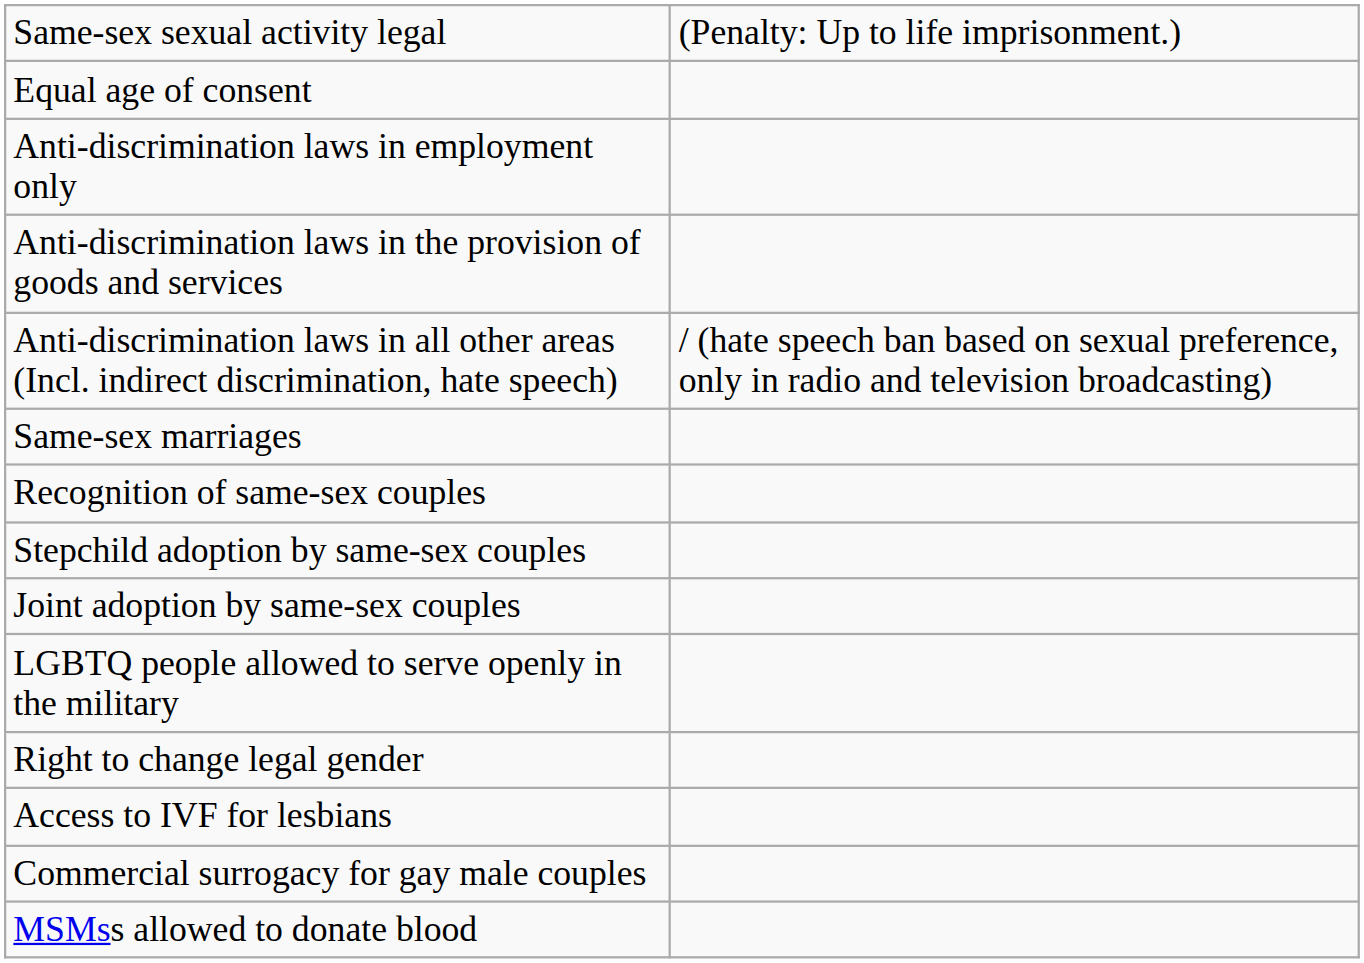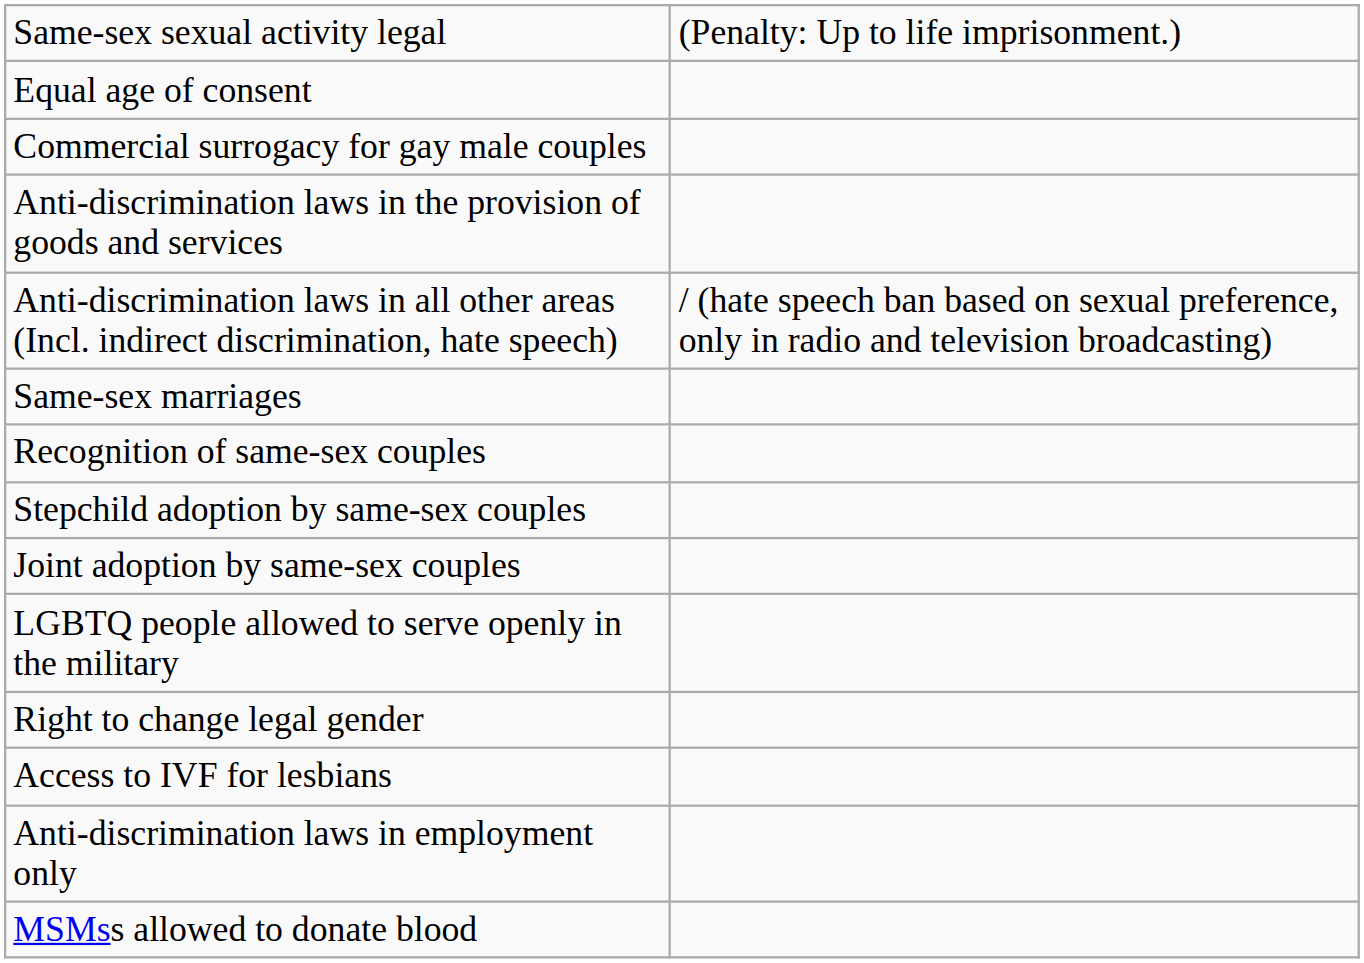rows swapped: (303, 166) <-> (330, 872)
